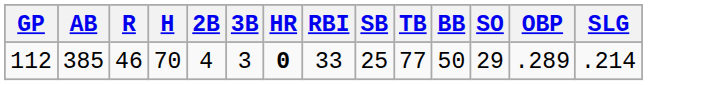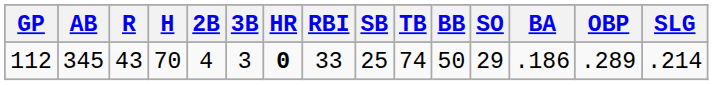+ column: (542, 24)
(83, 61) 385 -> (83, 61) 345
(129, 61) 46 -> (129, 61) 43
(413, 61) 77 -> (413, 61) 74
